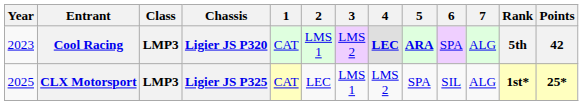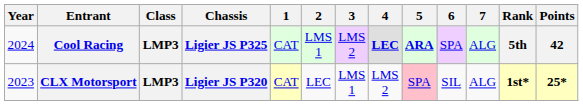(21, 44) 2023 -> (21, 44) 2024
(226, 44) Ligier JS P320 -> (226, 44) Ligier JS P325
(21, 81) 2025 -> (21, 81) 2023
(226, 81) Ligier JS P325 -> (226, 81) Ligier JS P320
(419, 81) no background -> (419, 81) pink background
